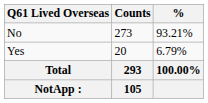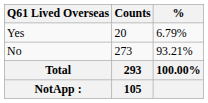rows swapped: (16, 51) <-> (14, 32)
